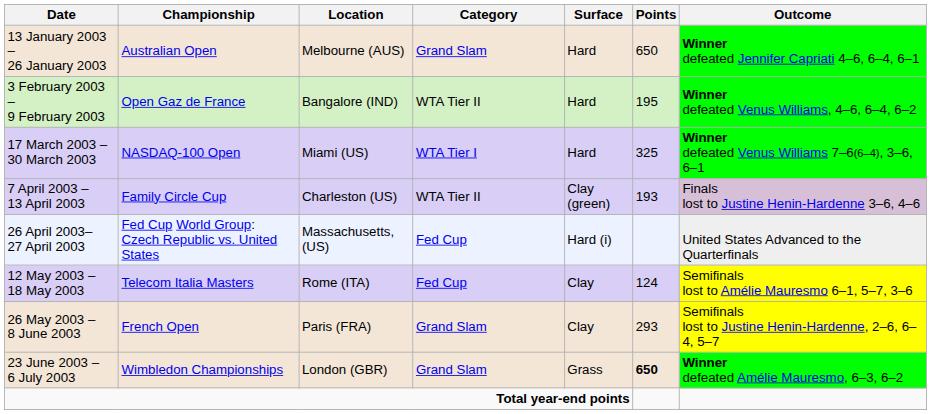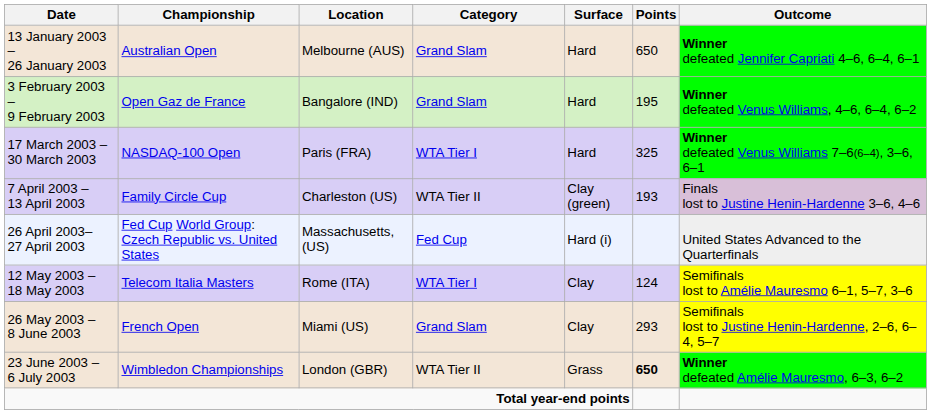(448, 101) WTA Tier II -> (451, 101) Grand Slam
(335, 152) Miami (US) -> (337, 152) Paris (FRA)
(441, 283) Fed Cup -> (446, 283) WTA Tier I
(337, 326) Paris (FRA) -> (335, 326) Miami (US)
(451, 370) Grand Slam -> (448, 370) WTA Tier II
